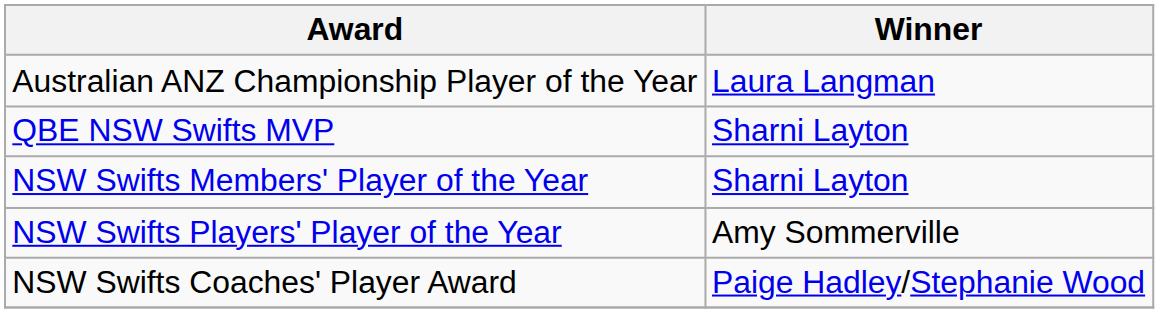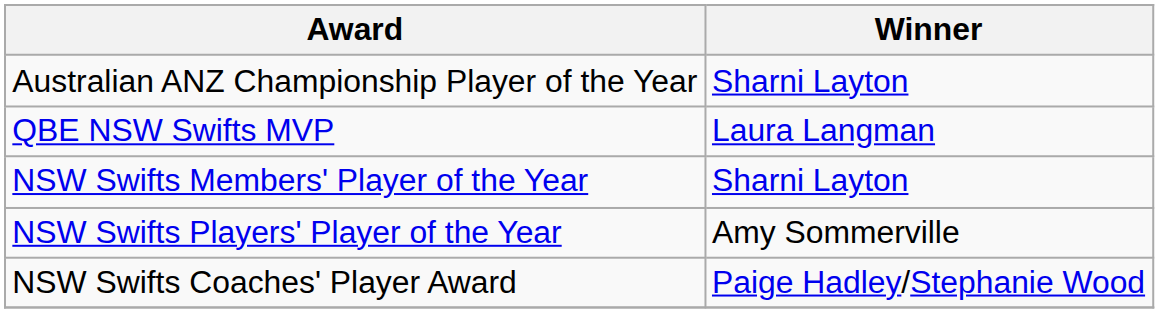(824, 80) Laura Langman -> (810, 80) Sharni Layton
(810, 130) Sharni Layton -> (824, 130) Laura Langman
